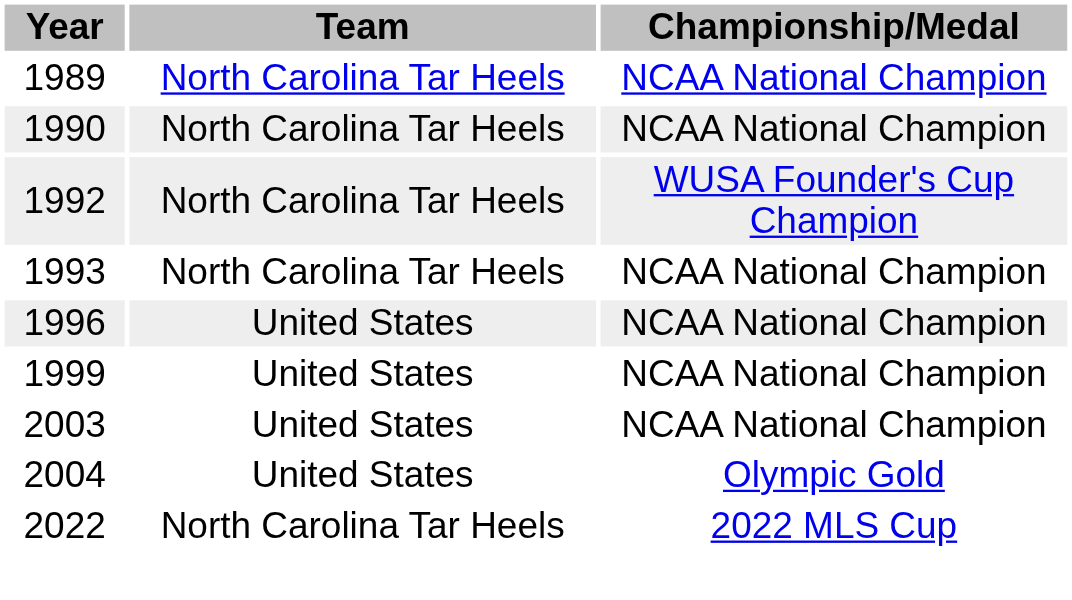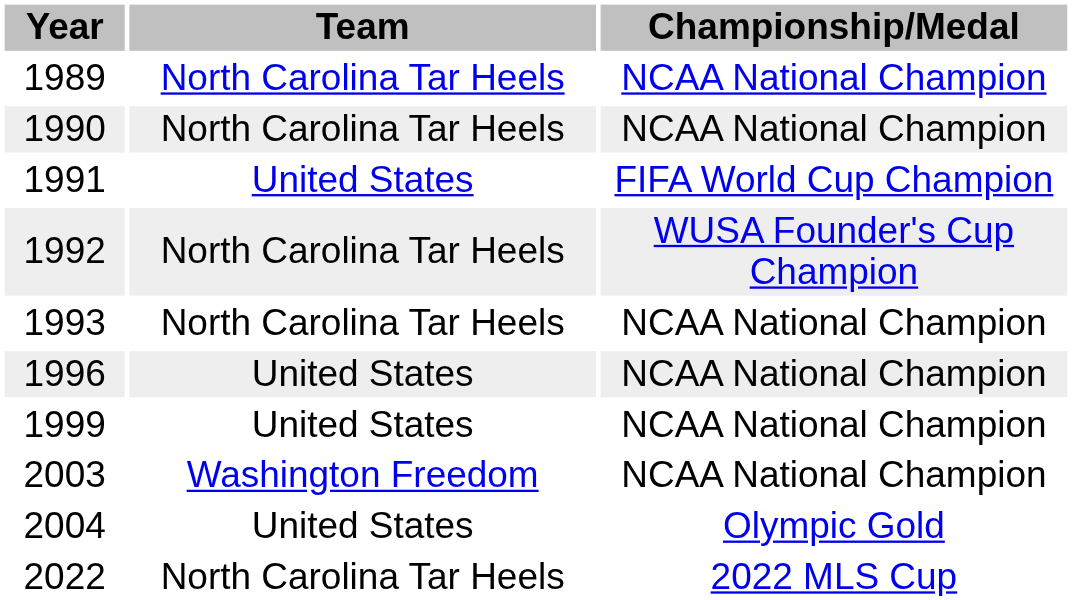+ row: (65, 179)
(363, 424) United States -> (363, 475) Washington Freedom
